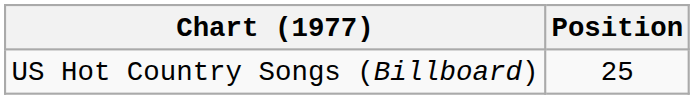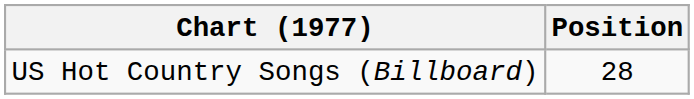(617, 72) 25 -> (617, 72) 28
